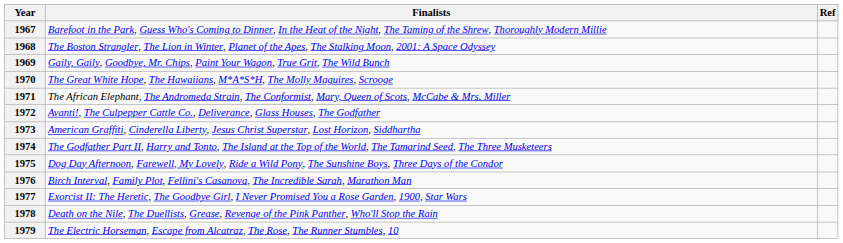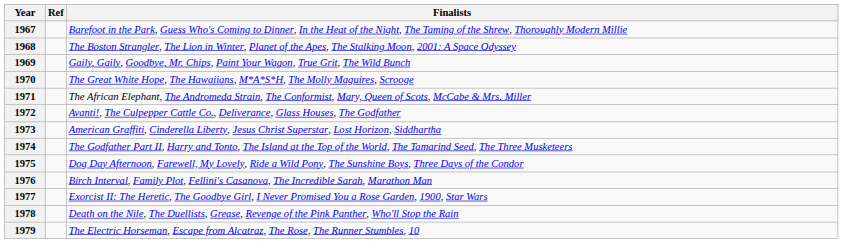columns swapped: (431, 12) <-> (828, 12)
